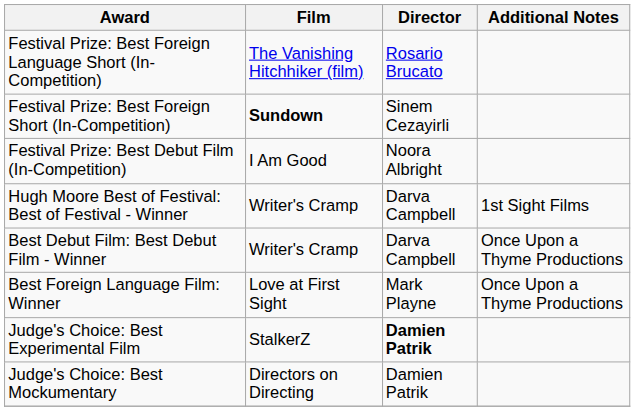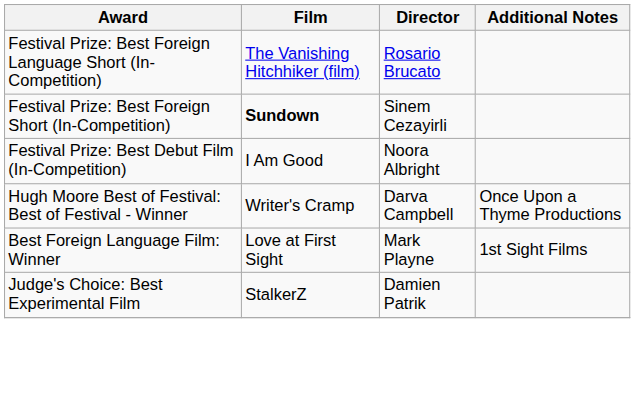(535, 205) 1st Sight Films -> (550, 205) Once Upon a Thyme Productions
- row: (112, 250)
(552, 294) Once Upon a Thyme Productions -> (533, 250) 1st Sight Films
(416, 339) bold -> (412, 294) normal
- row: (85, 384)
